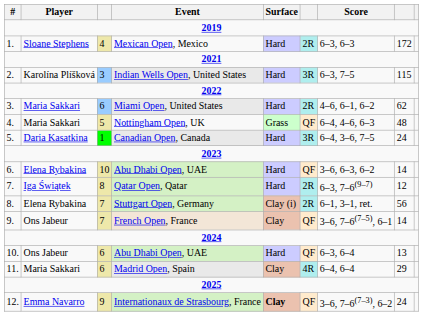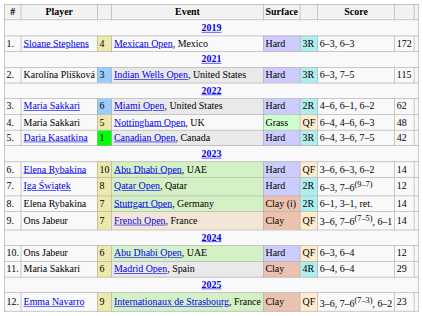(308, 43) 2R -> (308, 43) 3R
(402, 138) 24 -> (402, 138) 42
(402, 203) 56 -> (402, 203) 14
(402, 253) 13 -> (402, 253) 12
(275, 302) bold -> (275, 302) normal
(402, 302) 24 -> (402, 302) 23
